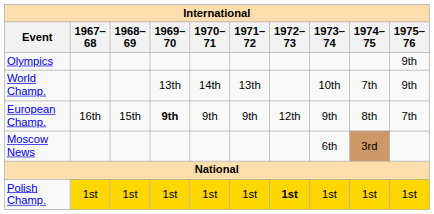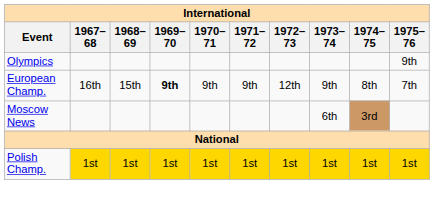- row: (27, 85)
(290, 194) bold -> (290, 164) normal
